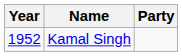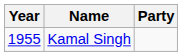(24, 39) 1952 -> (24, 39) 1955
